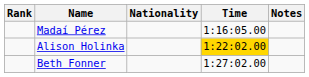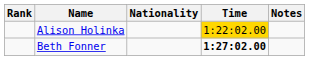- row: (71, 30)
(235, 64) normal -> (235, 47) bold
